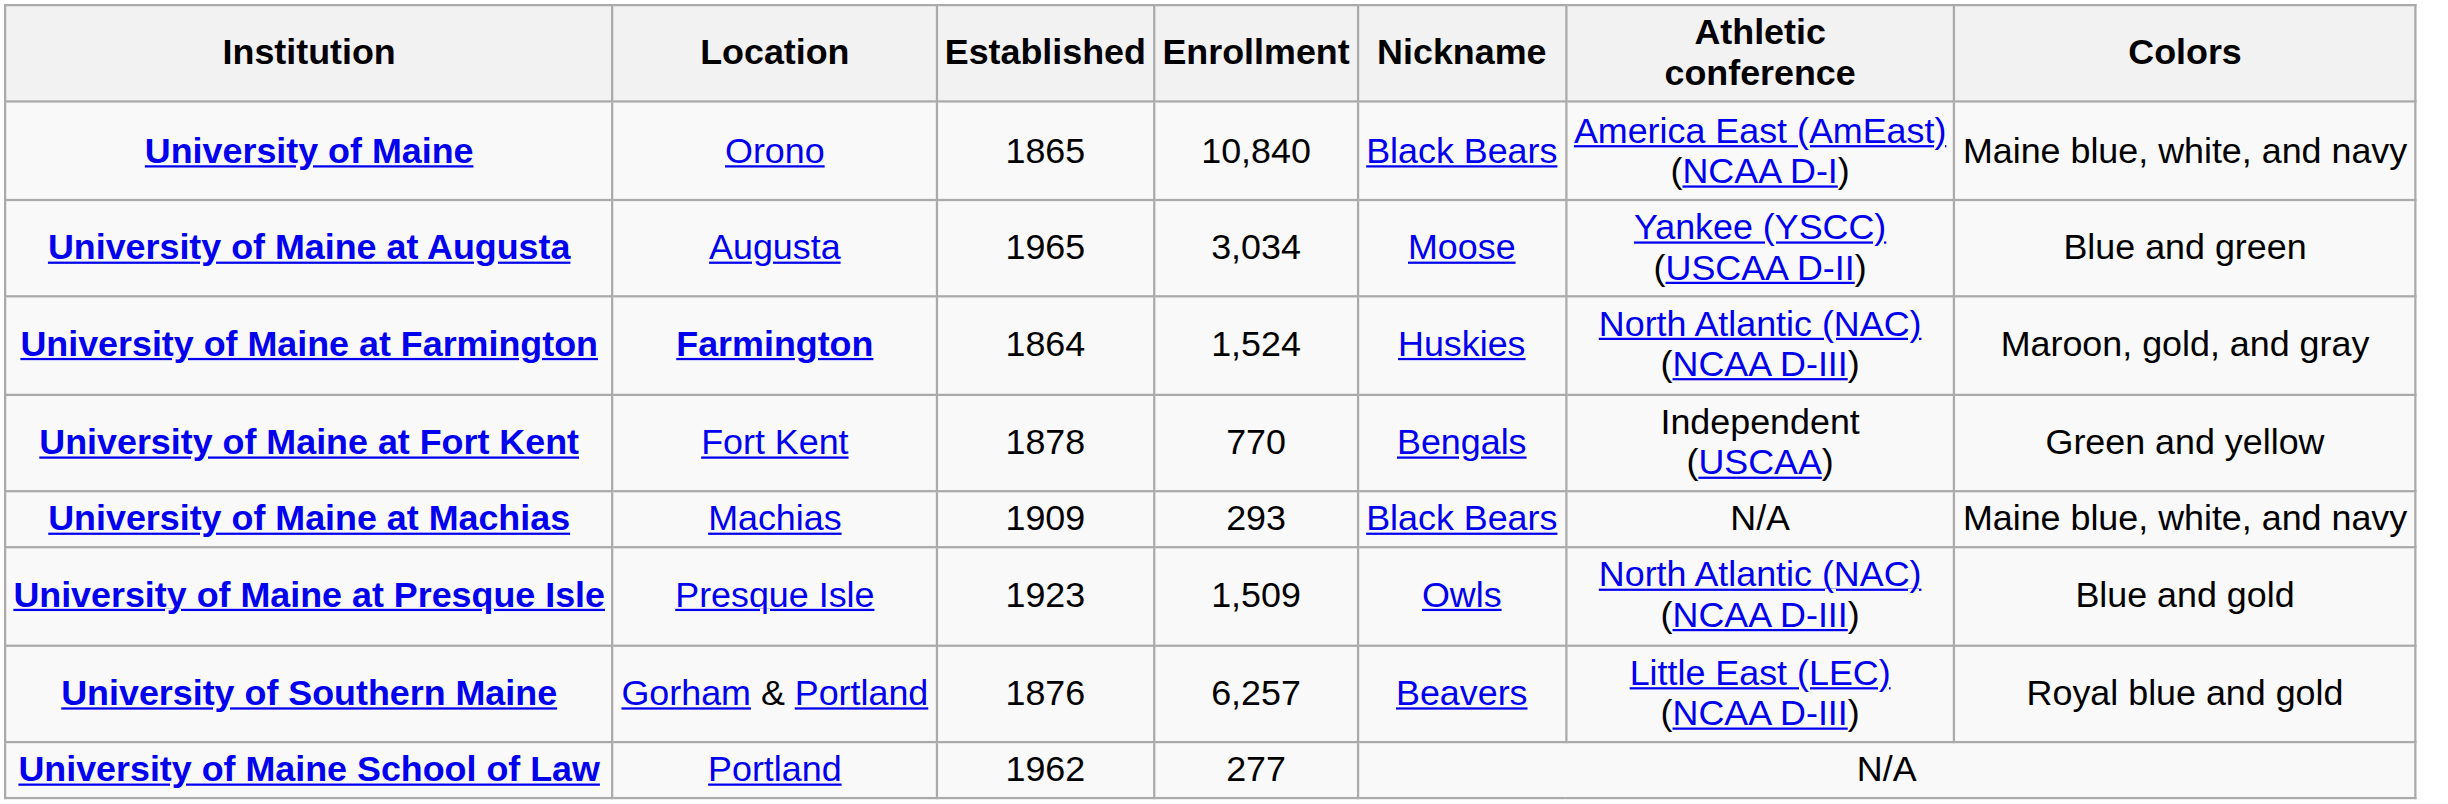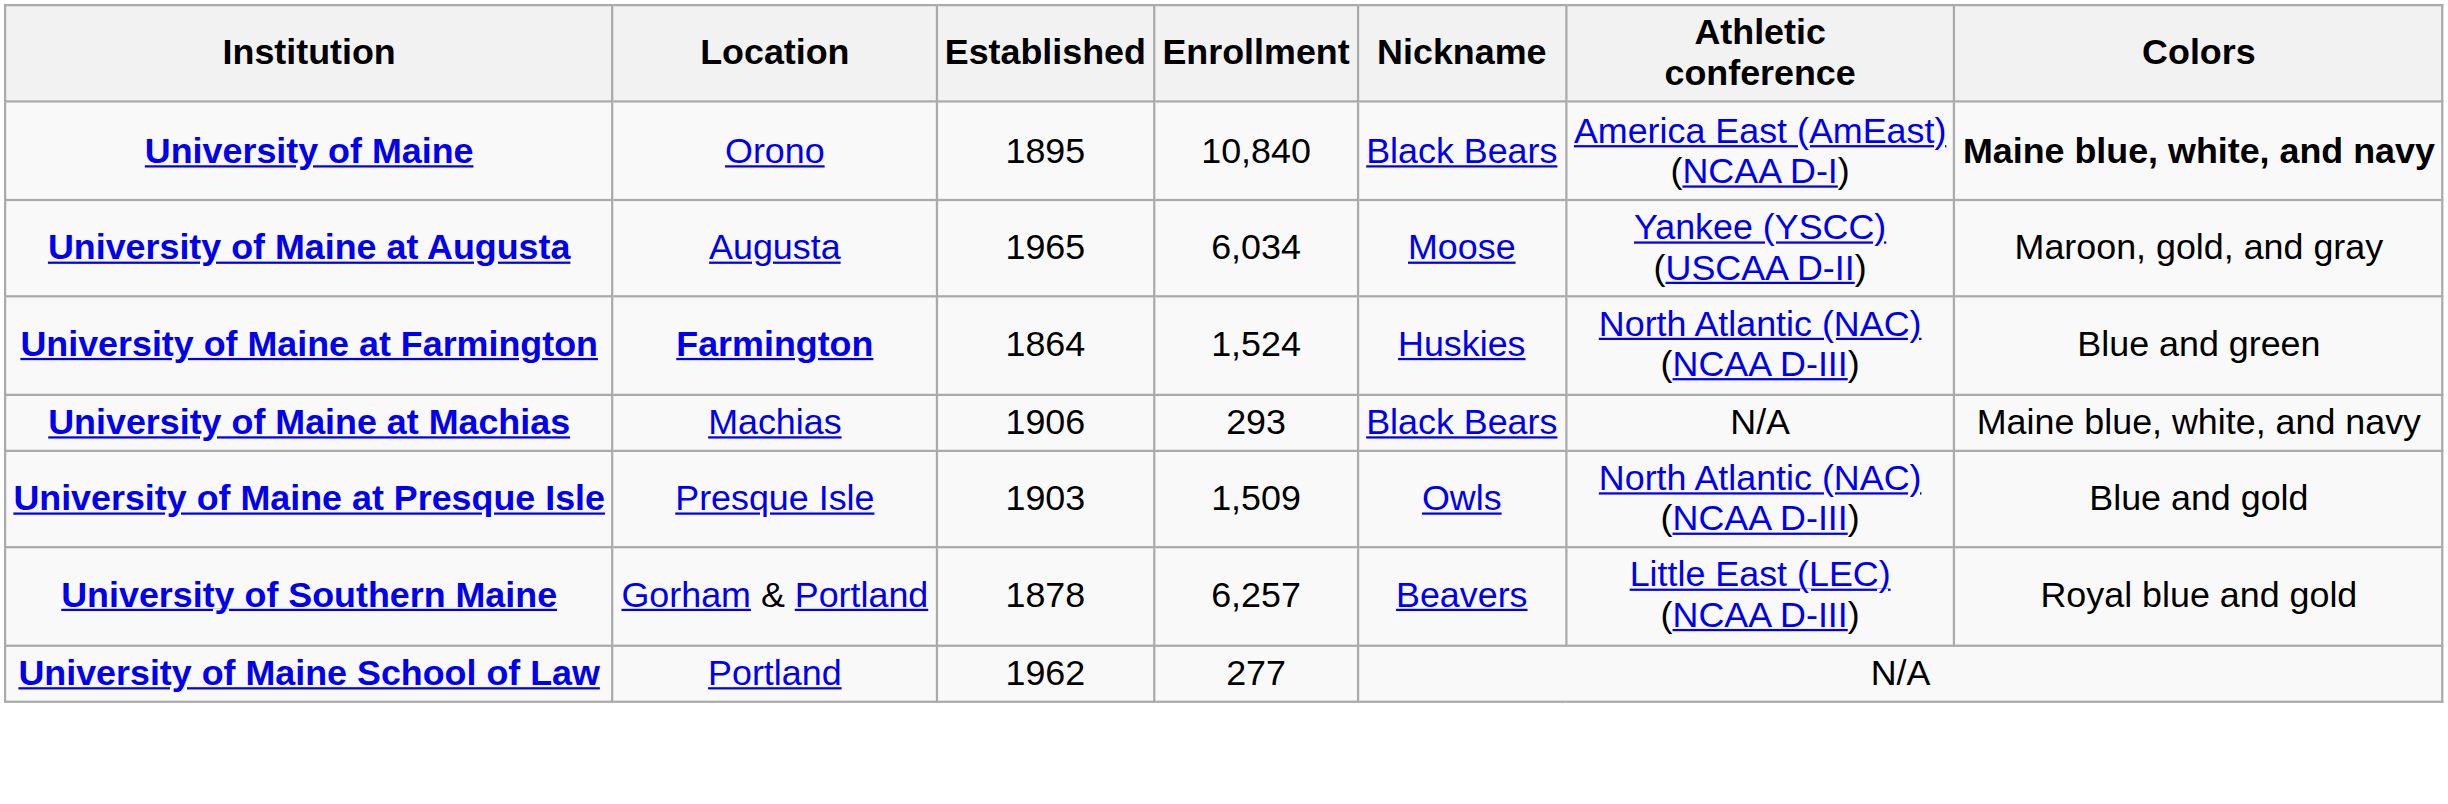(1045, 150) 1865 -> (1045, 150) 1895
(2185, 150) normal -> (2199, 150) bold
(1256, 247) 3,034 -> (1256, 247) 6,034
(2185, 247) Blue and green -> (2199, 247) Maroon, gold, and gray
(2185, 344) Maroon, gold, and gray -> (2199, 344) Blue and green
- row: (309, 441)
(1045, 518) 1909 -> (1045, 421) 1906
(1045, 595) 1923 -> (1045, 498) 1903
(1045, 692) 1876 -> (1045, 595) 1878
